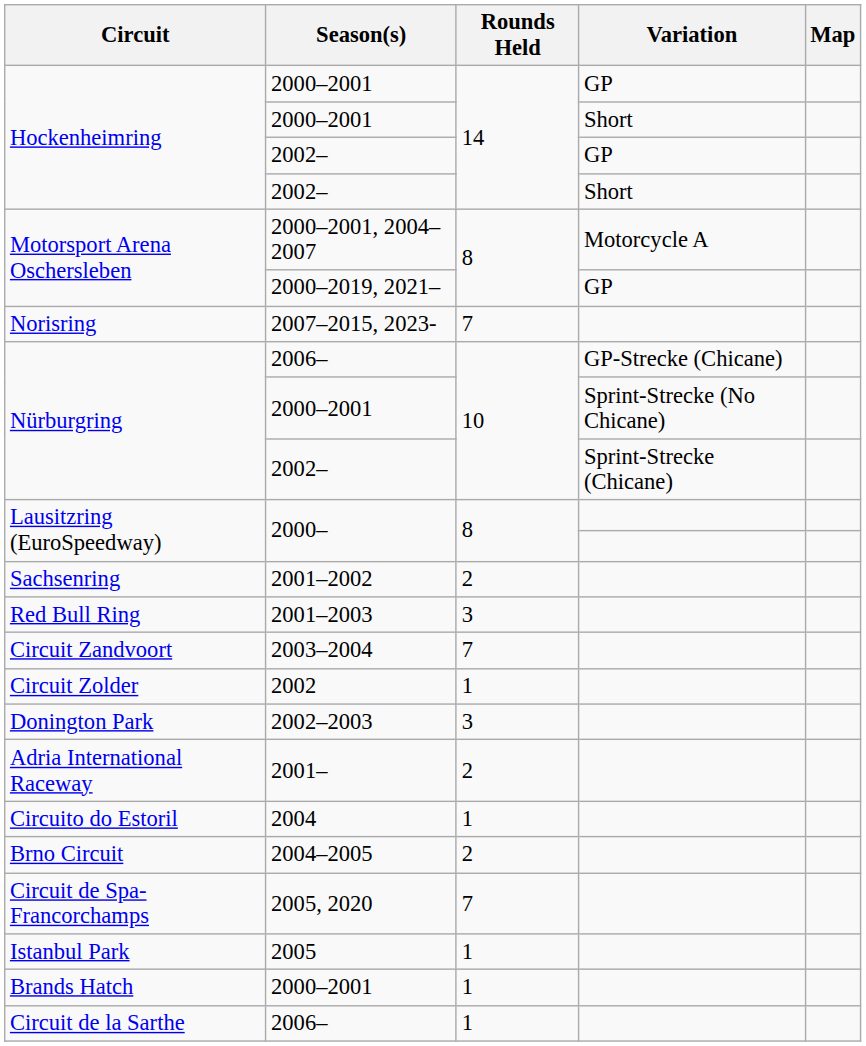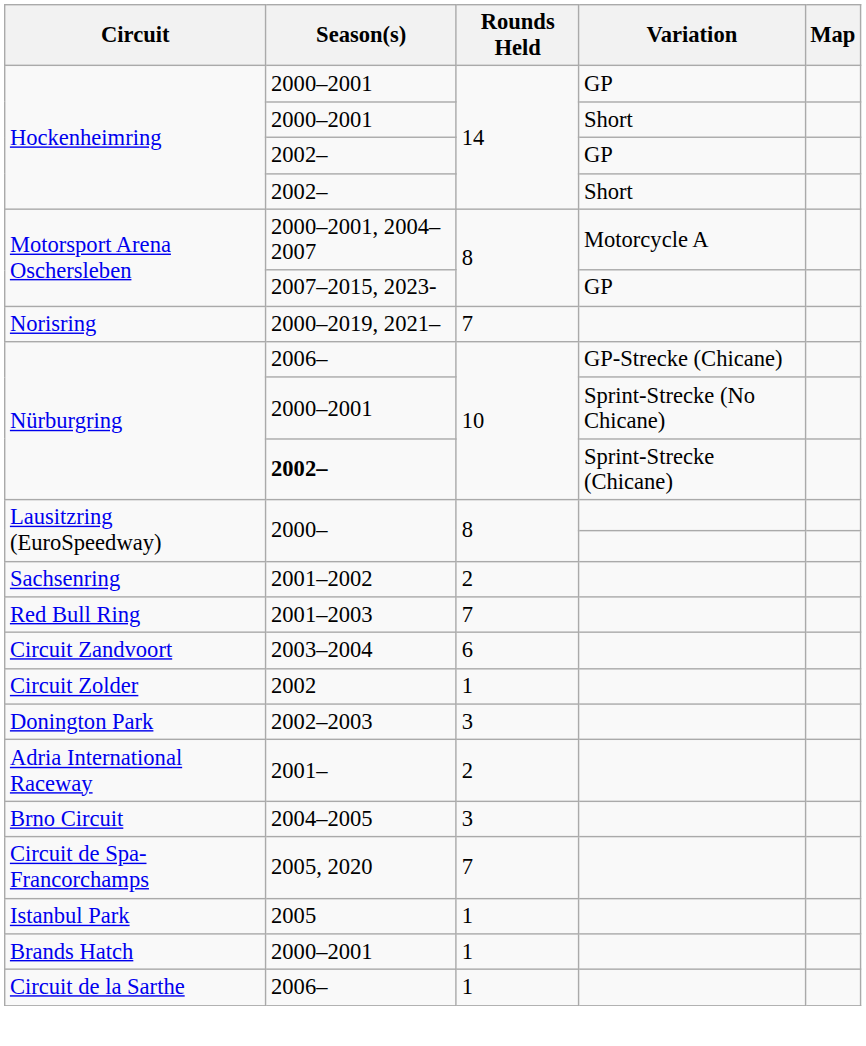(356, 287) 2000–2019, 2021– -> (354, 287) 2007–2015, 2023-
(354, 323) 2007–2015, 2023- -> (356, 323) 2000–2019, 2021–
(299, 469) normal -> (299, 469) bold
(467, 614) 3 -> (467, 614) 7
(467, 650) 7 -> (467, 650) 6
- row: (94, 818)
(467, 854) 2 -> (467, 818) 3
